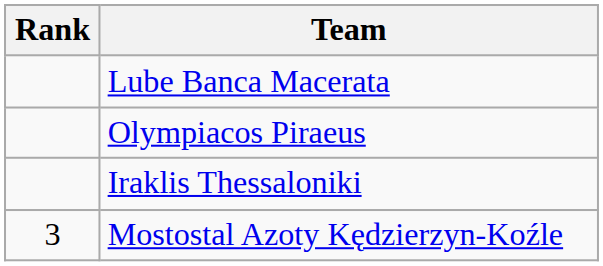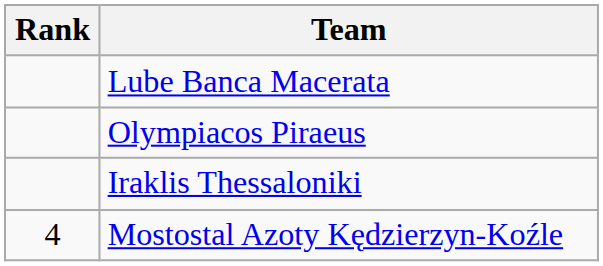(53, 234) 3 -> (53, 234) 4
